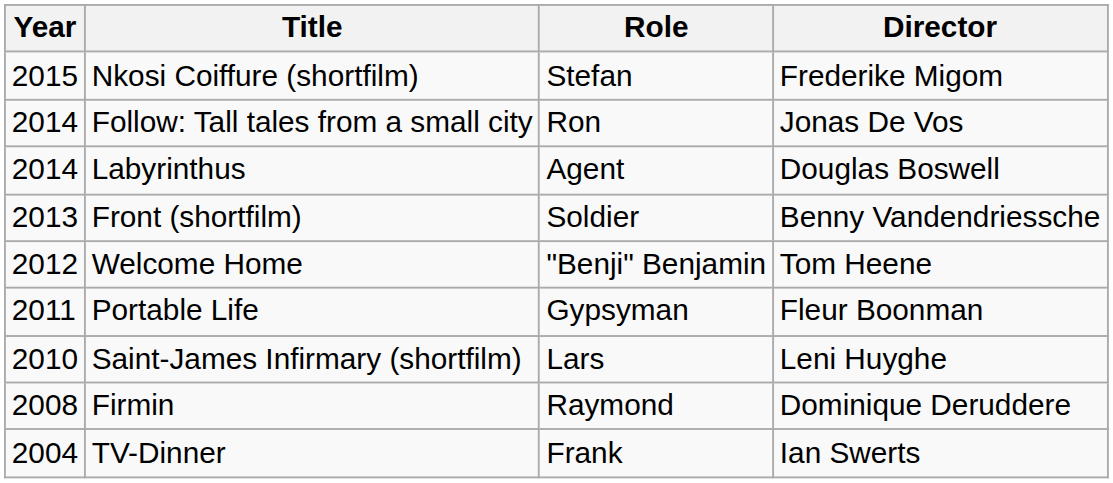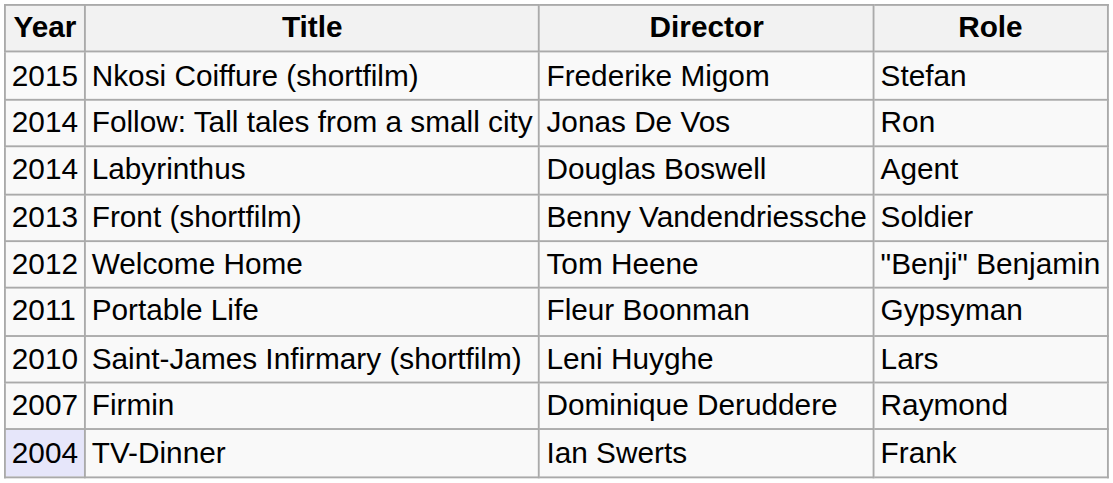columns swapped: (656, 28) <-> (940, 28)
(45, 405) 2008 -> (45, 405) 2007
(45, 452) no background -> (45, 452) lavender background
